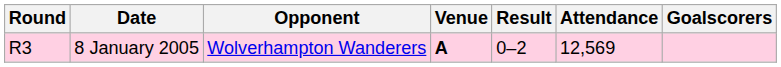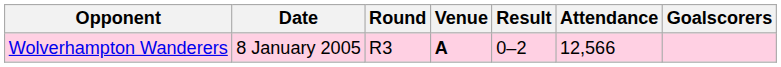columns swapped: (37, 18) <-> (317, 18)
(588, 47) 12,569 -> (588, 47) 12,566
